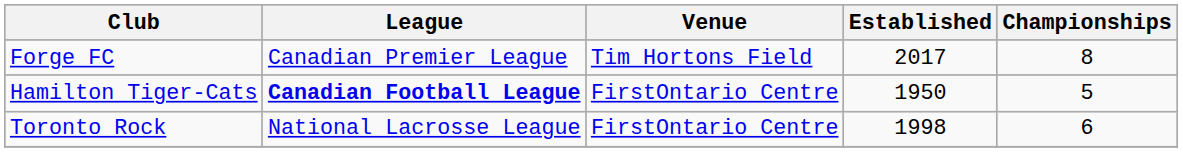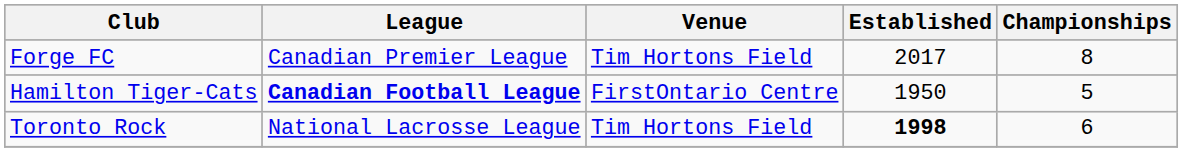(715, 129) FirstOntario Centre -> (702, 129) Tim Hortons Field
(920, 129) normal -> (920, 129) bold
